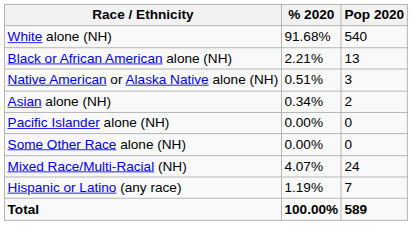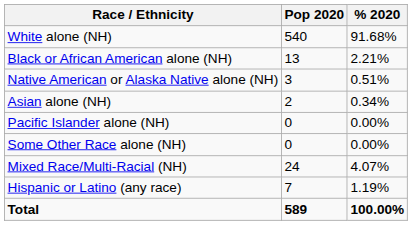columns swapped: (374, 15) <-> (311, 15)
